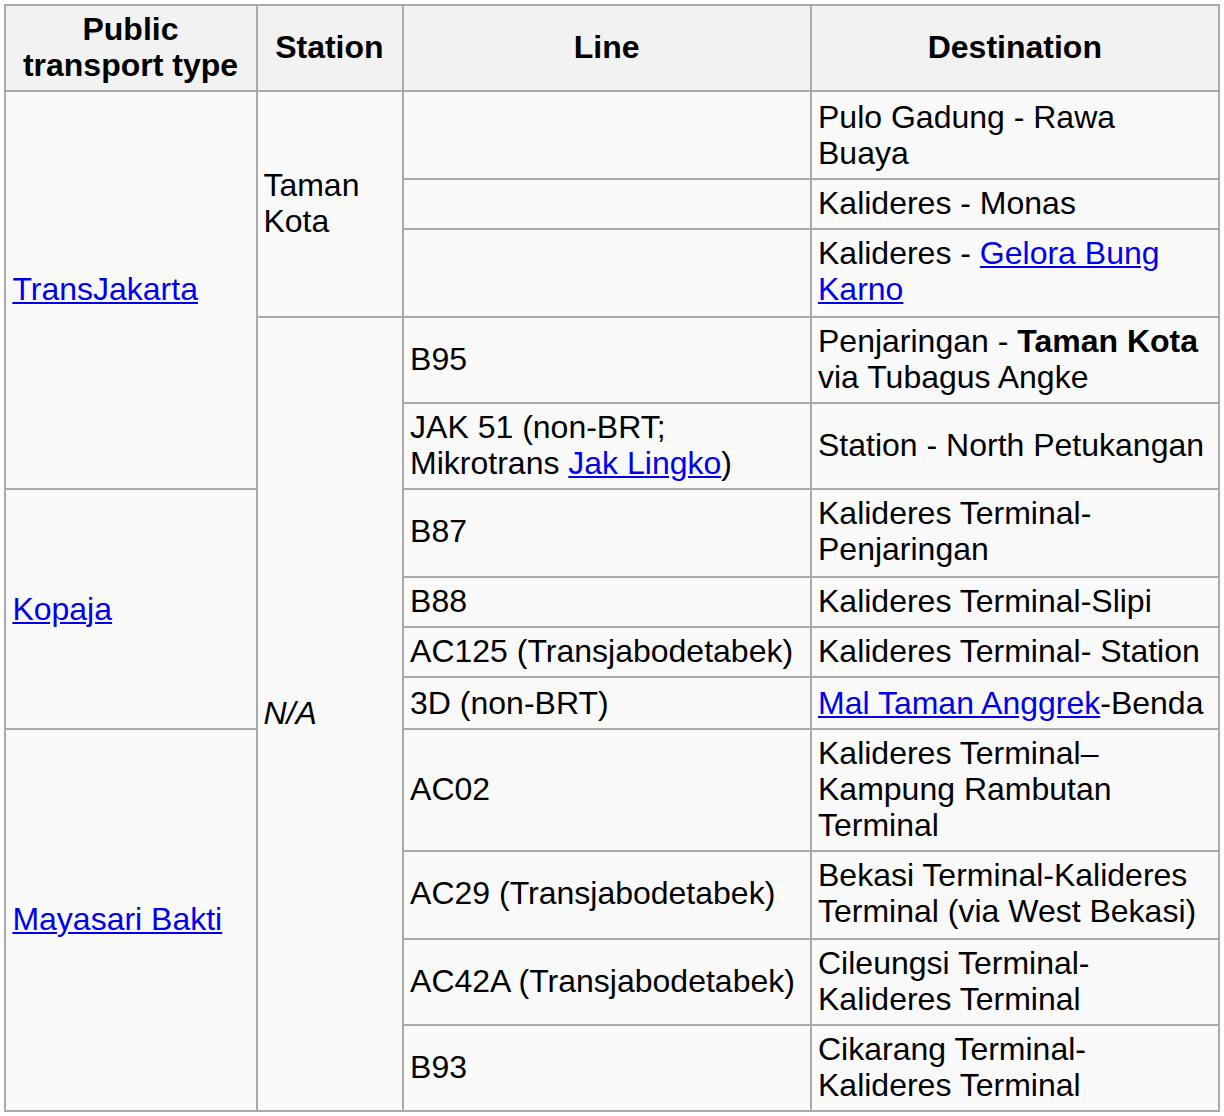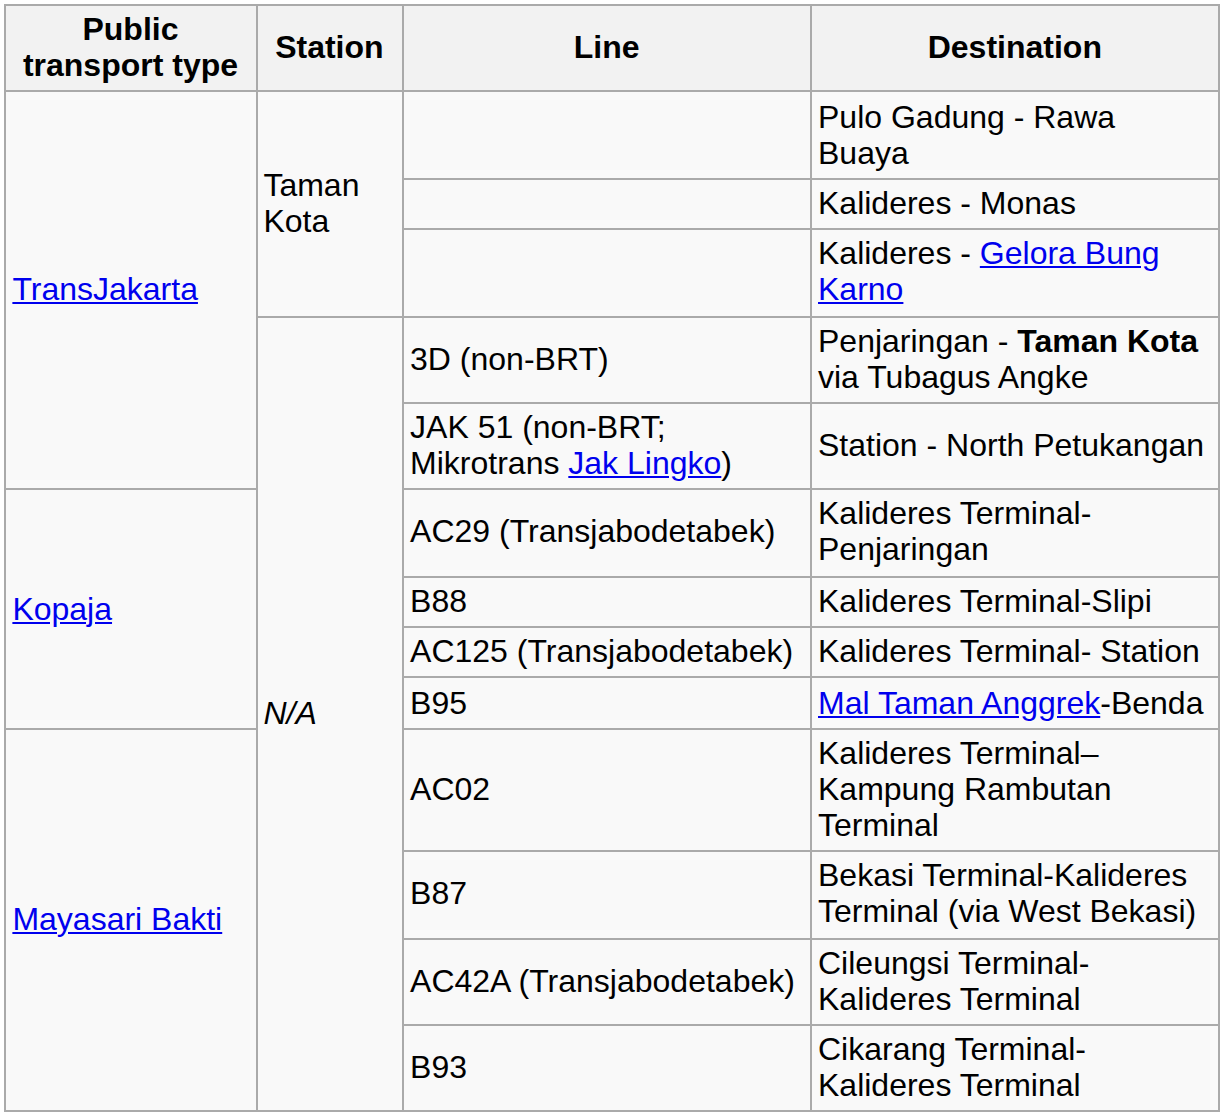(439, 358) B95 -> (509, 358) 3D (non-BRT)
(439, 532) B87 -> (593, 532) AC29 (Transjabodetabek)
(509, 702) 3D (non-BRT) -> (439, 702) B95
(593, 894) AC29 (Transjabodetabek) -> (439, 894) B87
